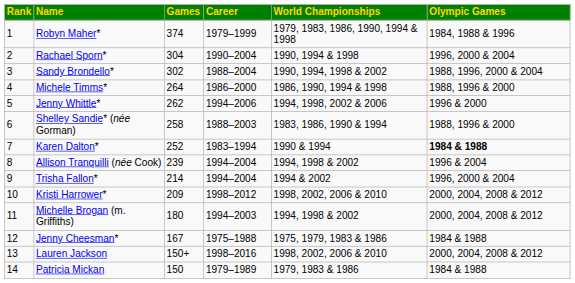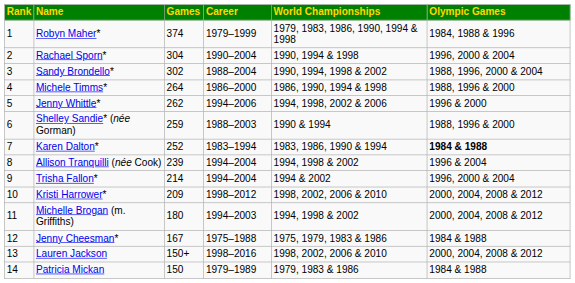(175, 125) 258 -> (175, 125) 259
(330, 125) 1983, 1986, 1990 & 1994 -> (302, 125) 1990 & 1994
(302, 147) 1990 & 1994 -> (330, 147) 1983, 1986, 1990 & 1994
